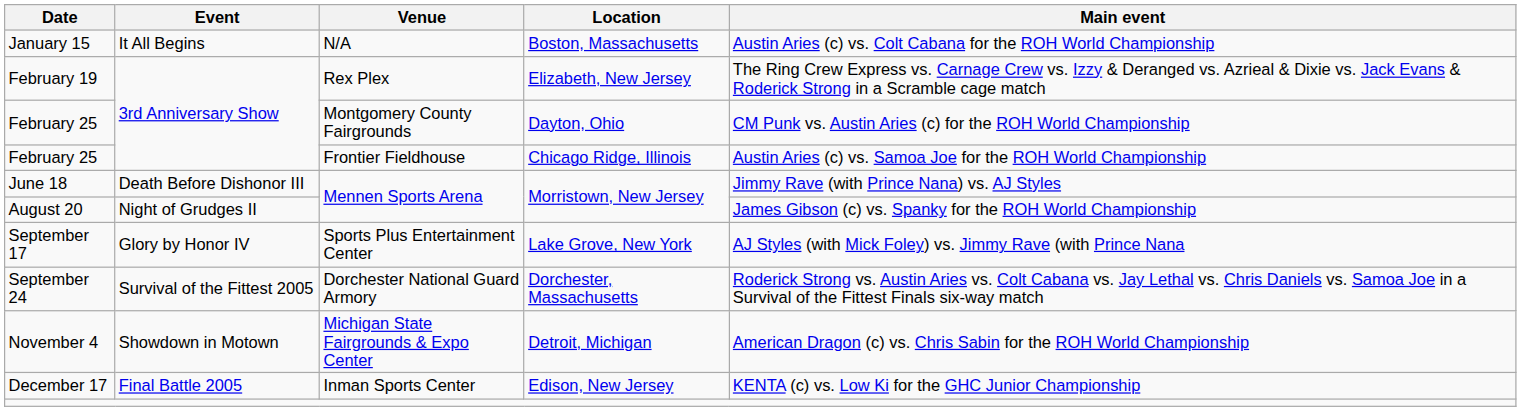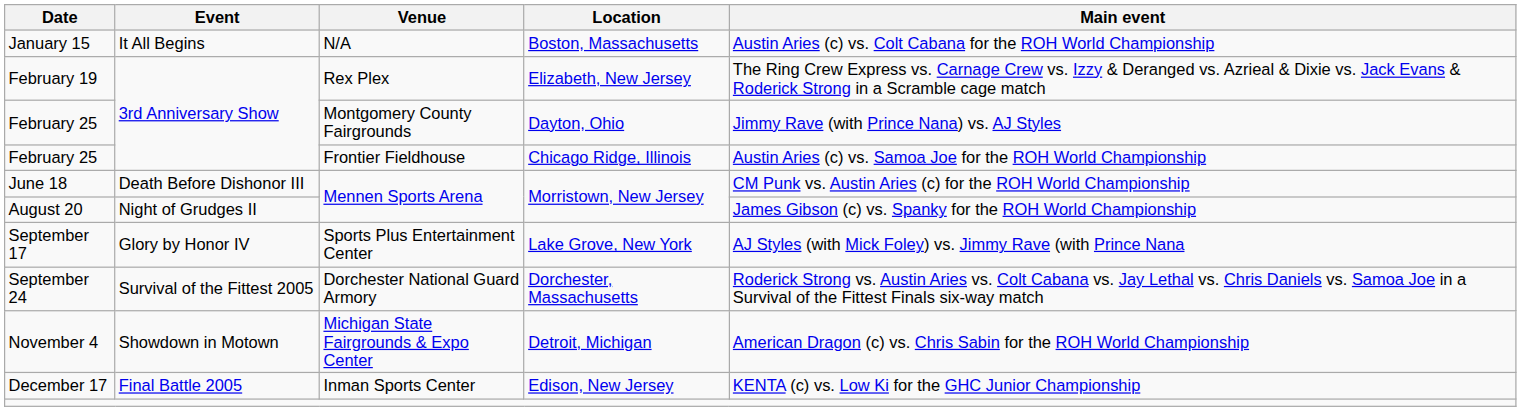(961, 122) CM Punk vs. Austin Aries (c) for the ROH World Championship -> (897, 122) Jimmy Rave (with Prince Nana) vs. AJ Styles
(897, 183) Jimmy Rave (with Prince Nana) vs. AJ Styles -> (961, 183) CM Punk vs. Austin Aries (c) for the ROH World Championship
